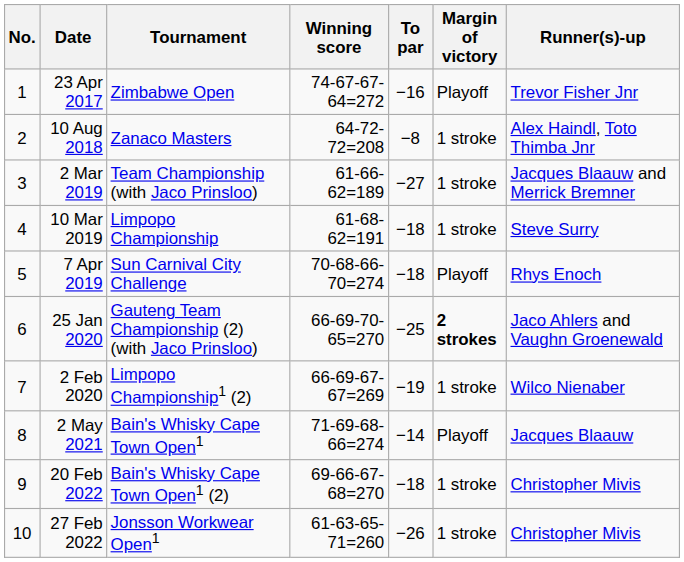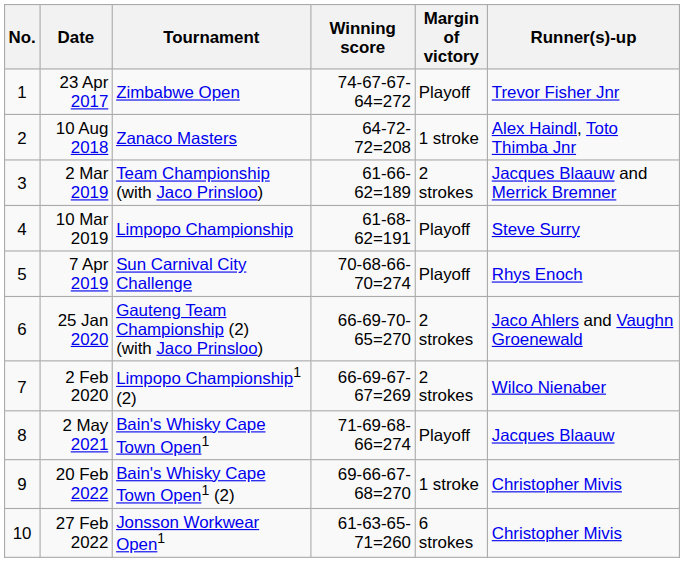- column: (410, 37)
(467, 183) 1 stroke -> (446, 183) 2 strokes
(467, 229) 1 stroke -> (444, 229) Playoff
(467, 329) bold -> (446, 329) normal
(467, 386) 1 stroke -> (446, 386) 2 strokes
(467, 533) 1 stroke -> (446, 533) 6 strokes
